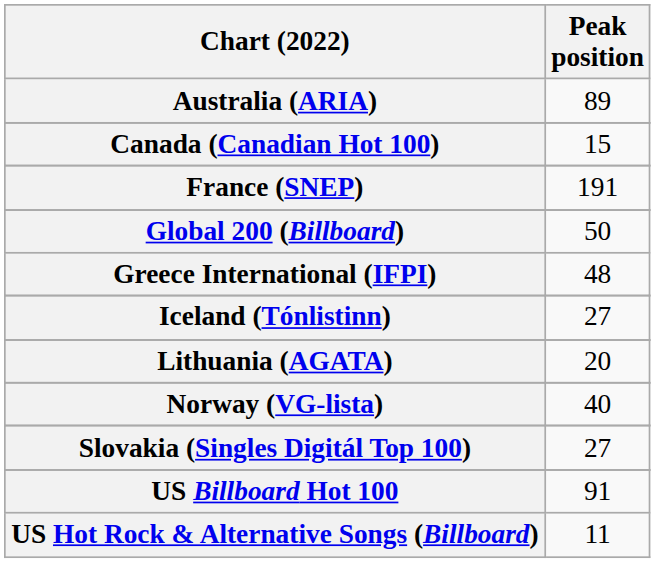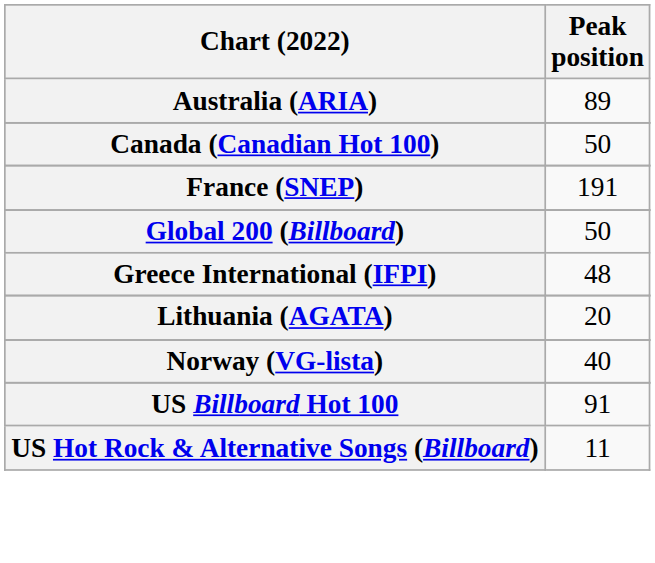(598, 143) 15 -> (598, 143) 50
- row: (275, 317)
- row: (275, 447)
